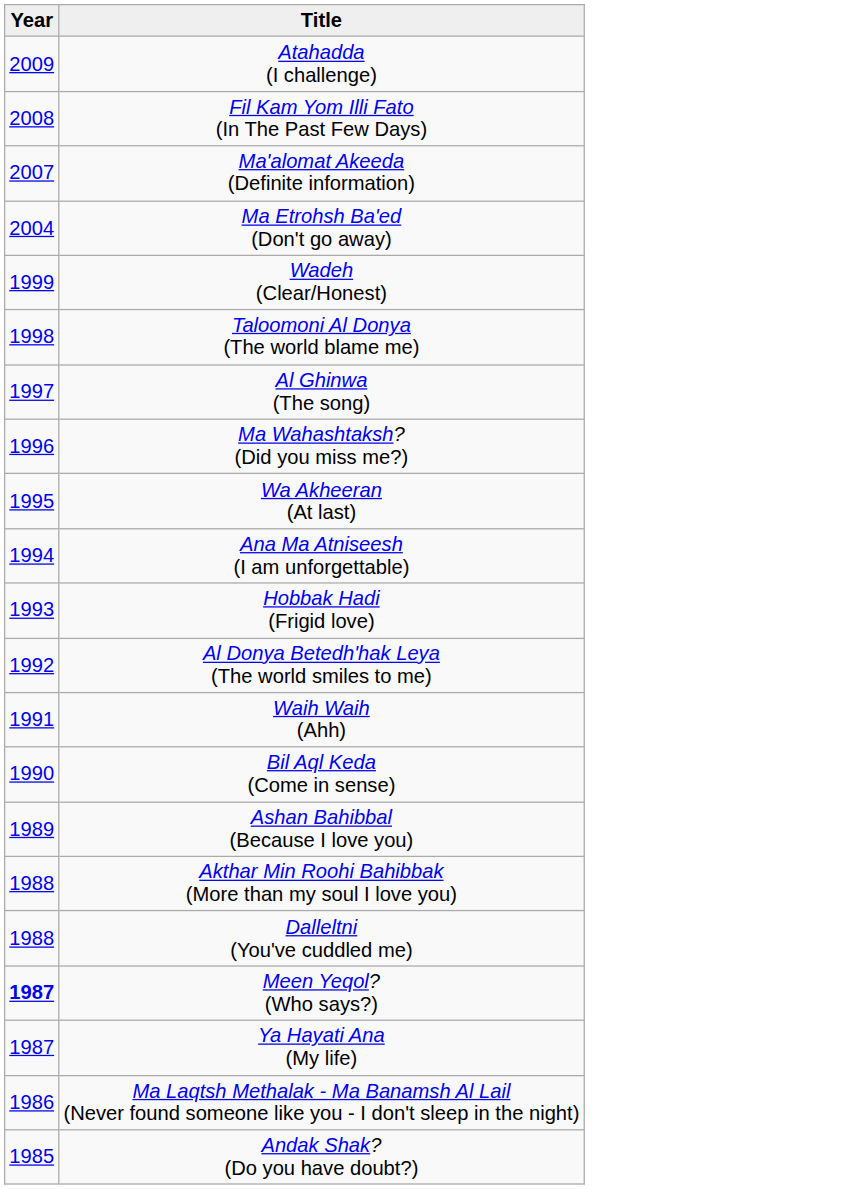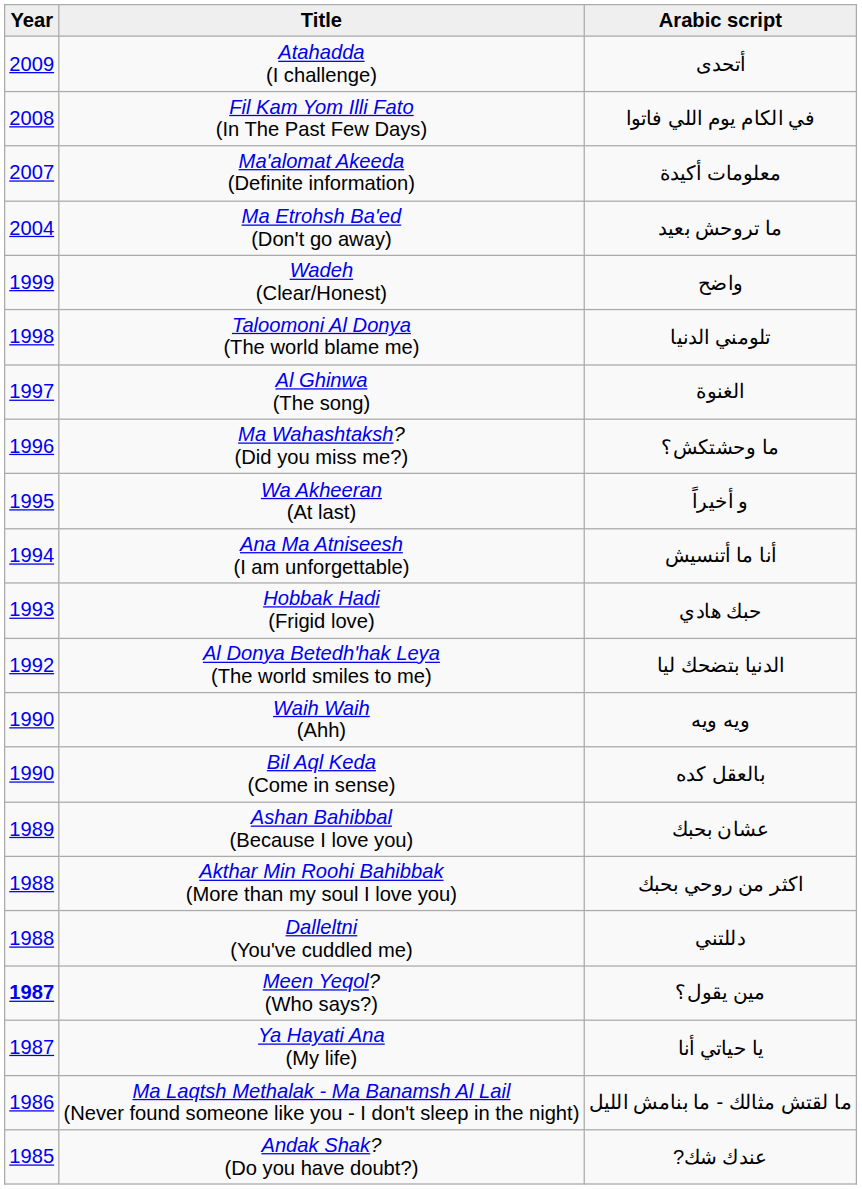+ column: (720, 20)
(32, 719) 1991 -> (32, 719) 1990
